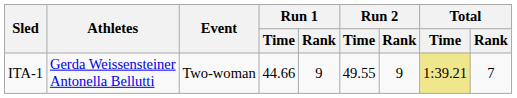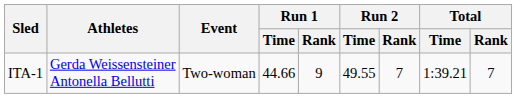(399, 73) 9 -> (399, 73) 7
(445, 73) khaki background -> (445, 73) no background
